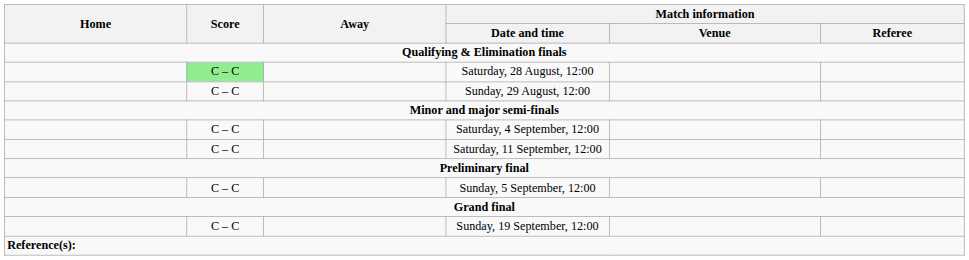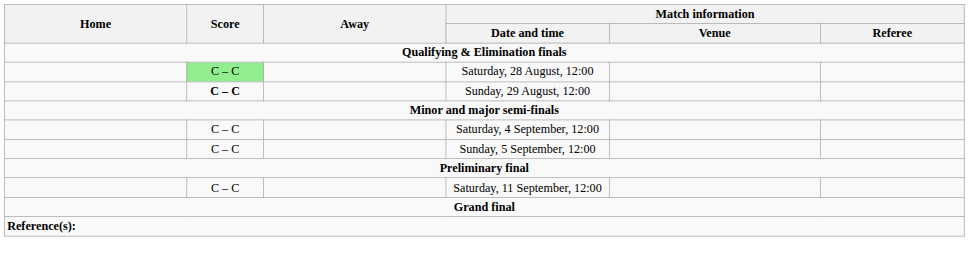(225, 91) normal -> (225, 91) bold
rows swapped: (527, 187) <-> (527, 149)
- row: (527, 226)
